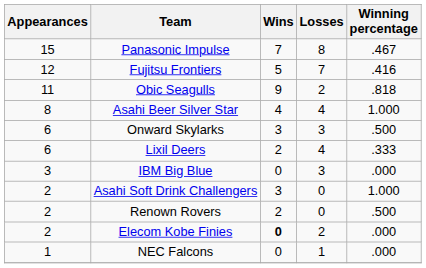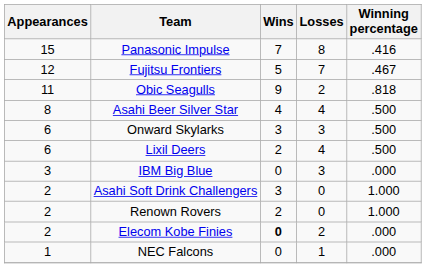(384, 49) .467 -> (384, 49) .416
(384, 69) .416 -> (384, 69) .467
(384, 110) 1.000 -> (384, 110) .500
(384, 150) .333 -> (384, 150) .500
(384, 211) .500 -> (384, 211) 1.000
